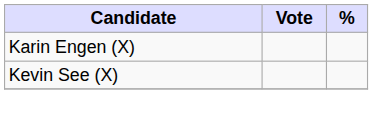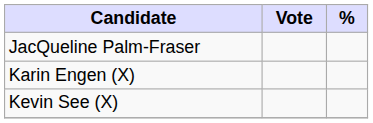+ row: (104, 46)
